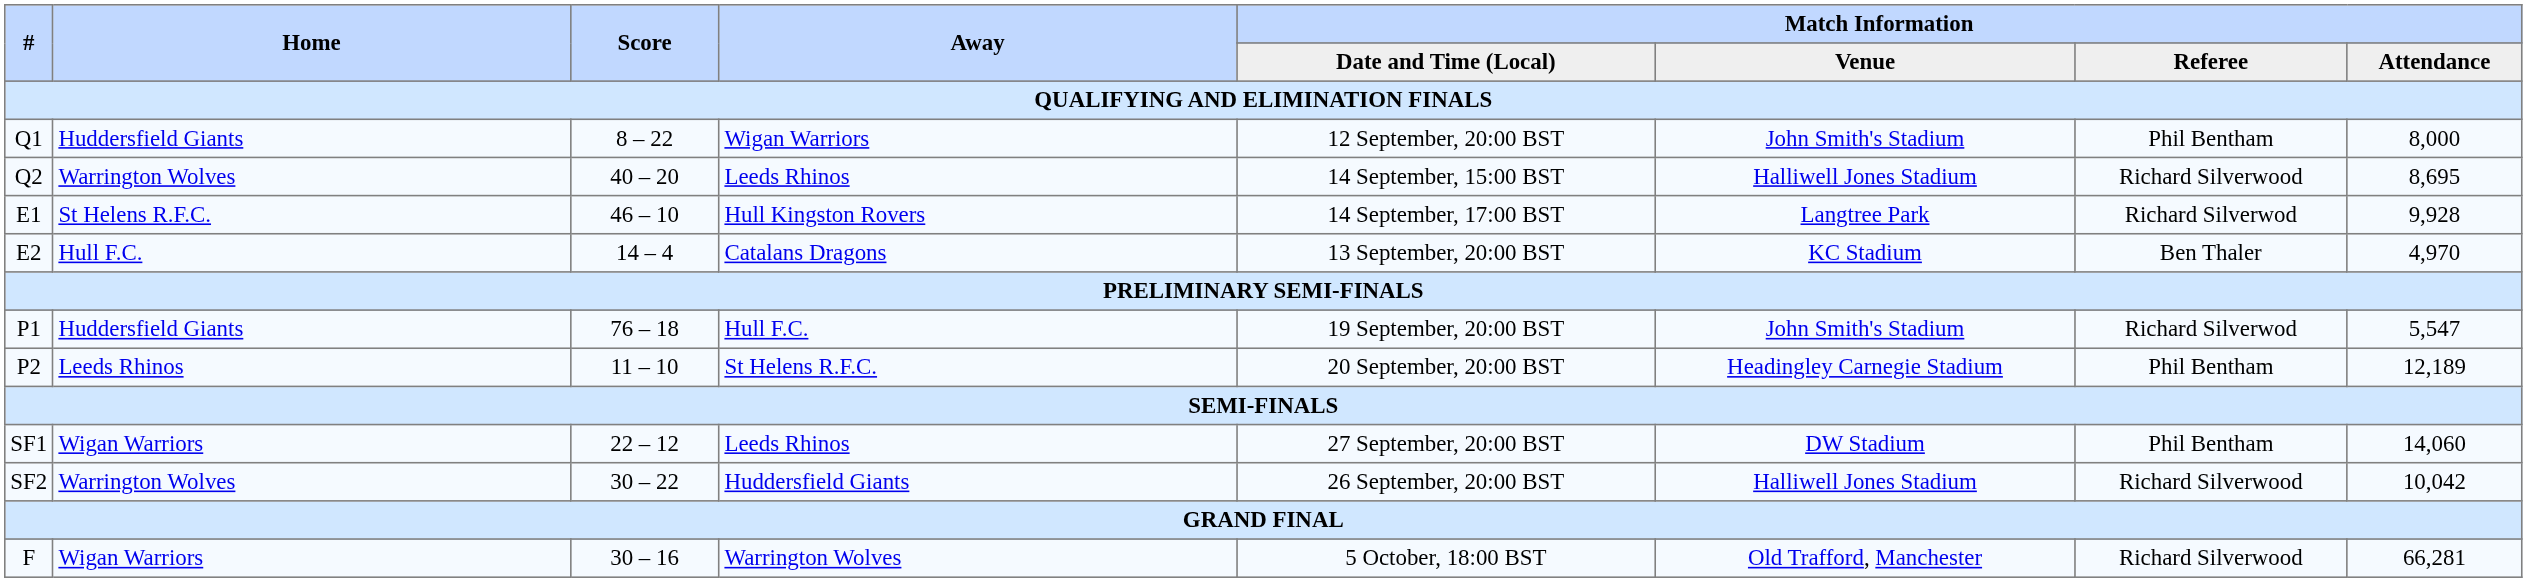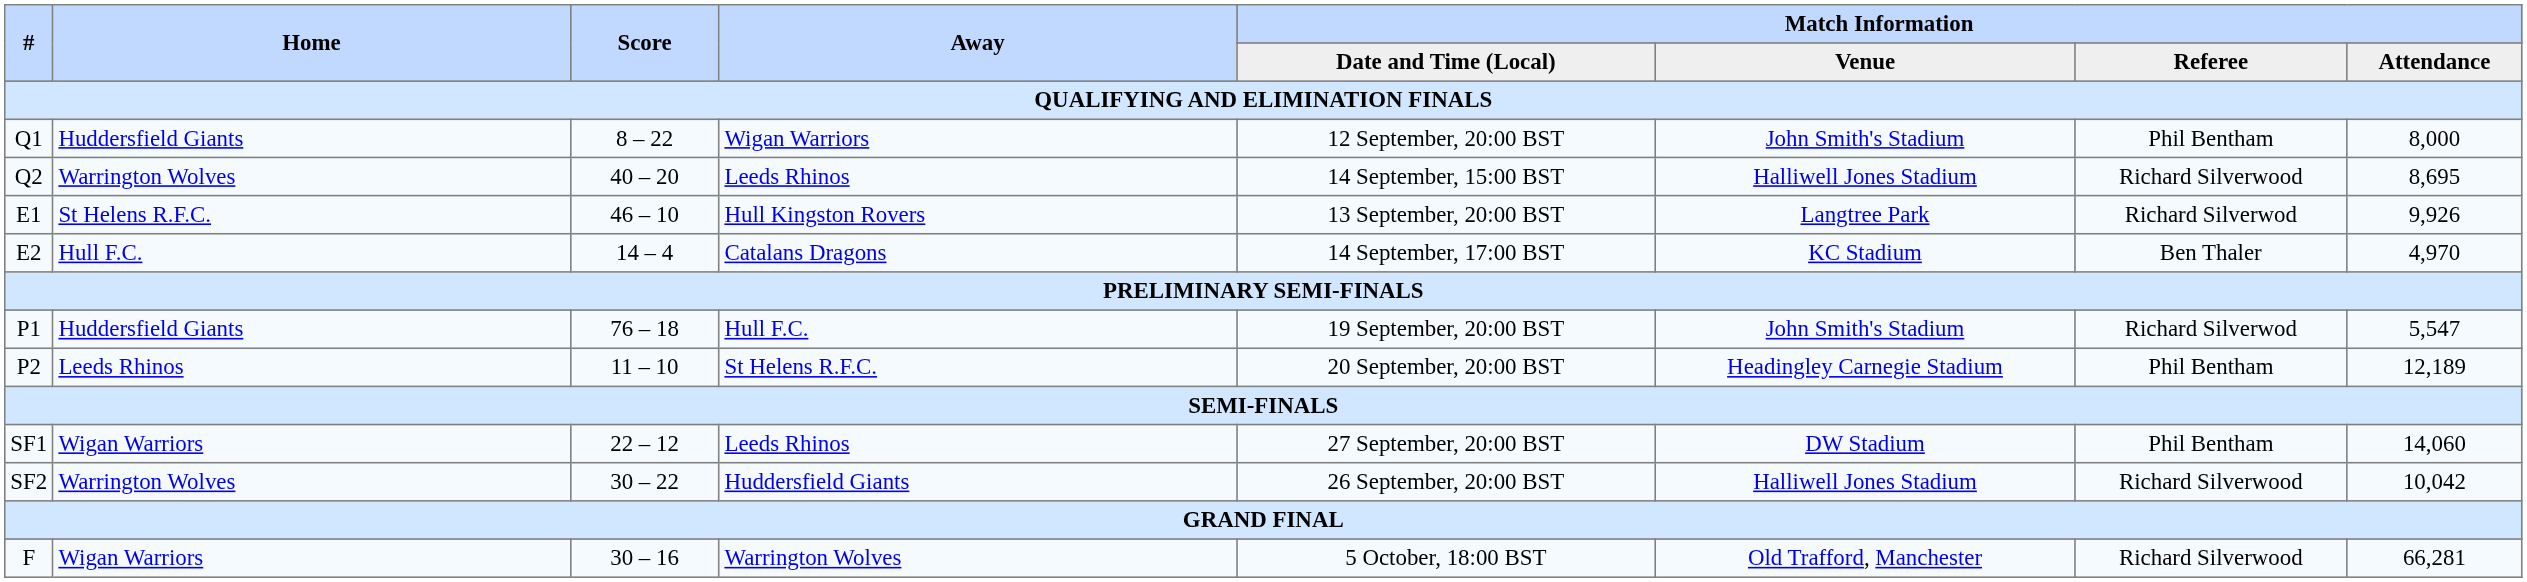(1446, 214) 14 September, 17:00 BST -> (1446, 214) 13 September, 20:00 BST
(2434, 214) 9,928 -> (2434, 214) 9,926
(1446, 252) 13 September, 20:00 BST -> (1446, 252) 14 September, 17:00 BST
